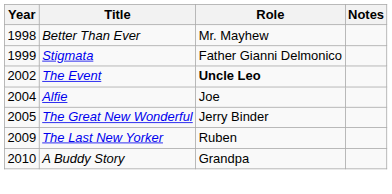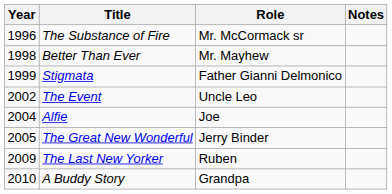+ row: (106, 35)
(230, 76) bold -> (228, 96) normal
